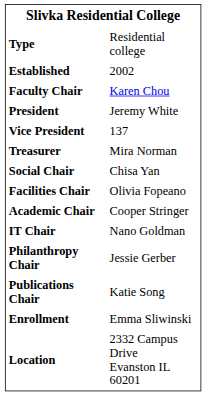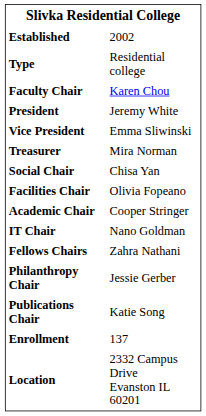rows swapped: (22, 44) <-> (39, 71)
(119, 131) 137 -> (151, 131) Emma Sliwinski
+ row: (48, 251)
(151, 319) Emma Sliwinski -> (119, 339) 137
